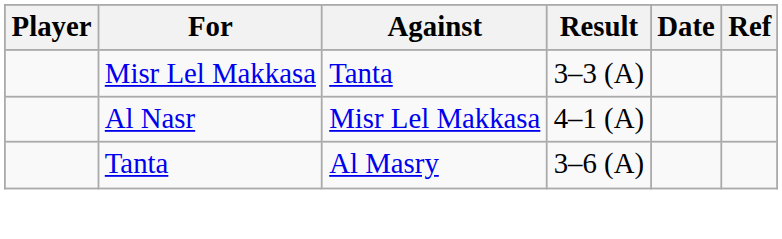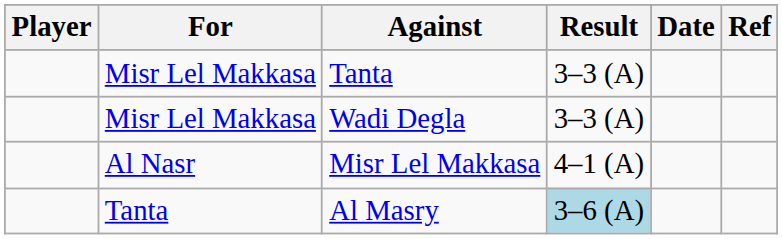+ row: (397, 118)
(599, 164) no background -> (599, 210) lightblue background
